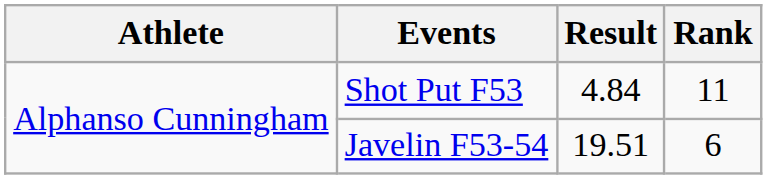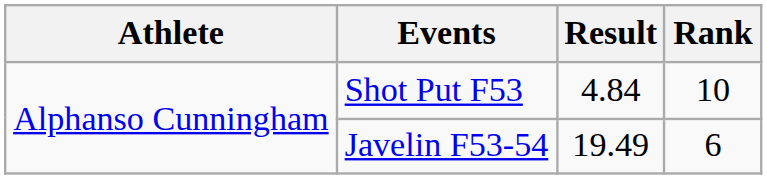(713, 89) 11 -> (713, 89) 10
(611, 145) 19.51 -> (611, 145) 19.49
